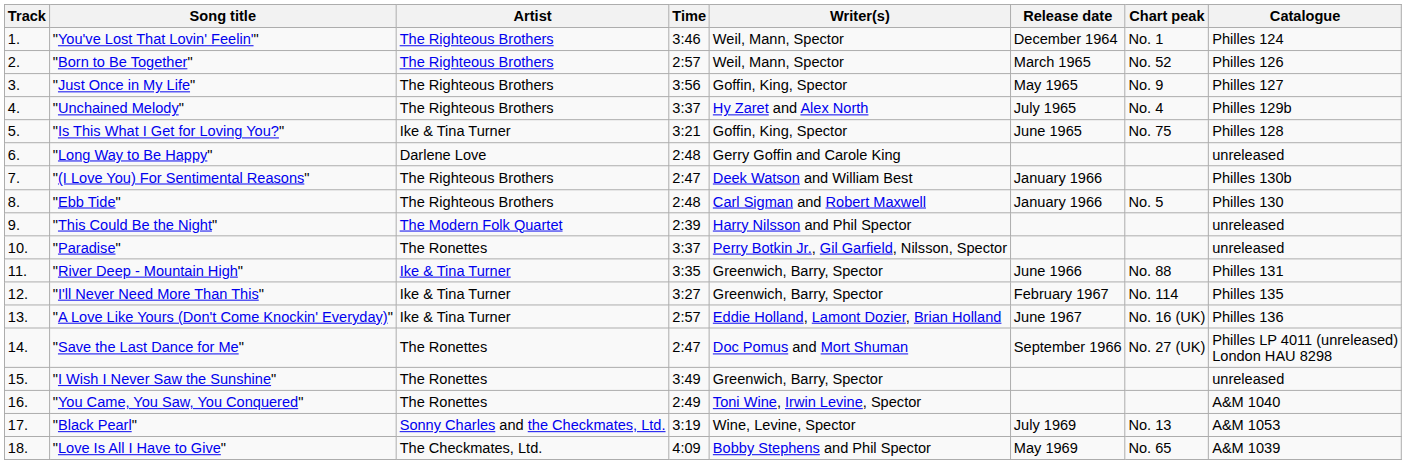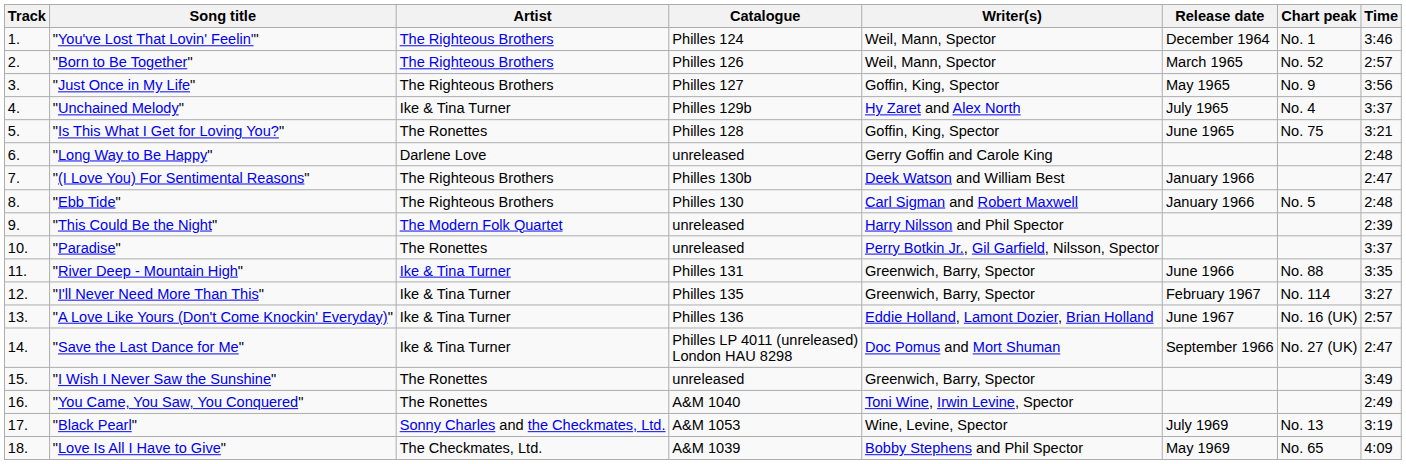columns swapped: (689, 16) <-> (1305, 16)
(477, 109) The Righteous Brothers -> (455, 109) Ike & Tina Turner
(455, 132) Ike & Tina Turner -> (443, 132) The Ronettes
(443, 348) The Ronettes -> (455, 348) Ike & Tina Turner
